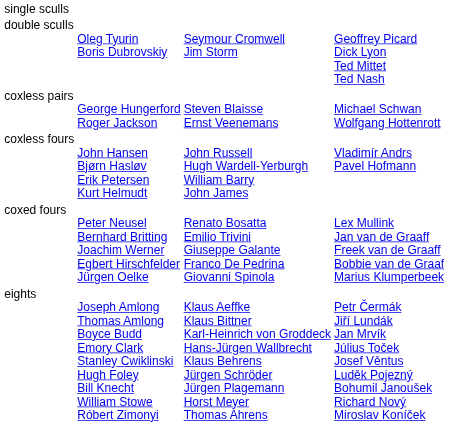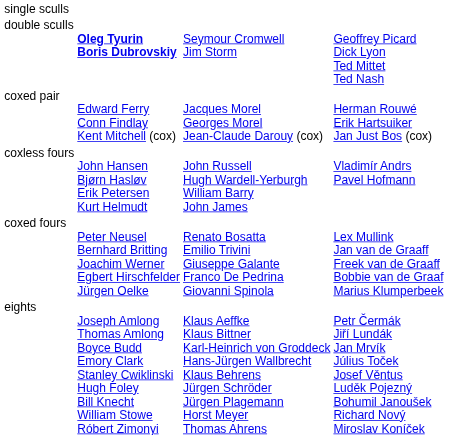(122, 45) normal -> (127, 45) bold
- row: (39, 96)
+ row: (32, 96)
